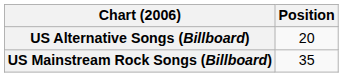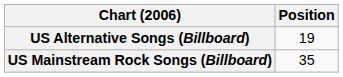(307, 38) 20 -> (307, 38) 19
